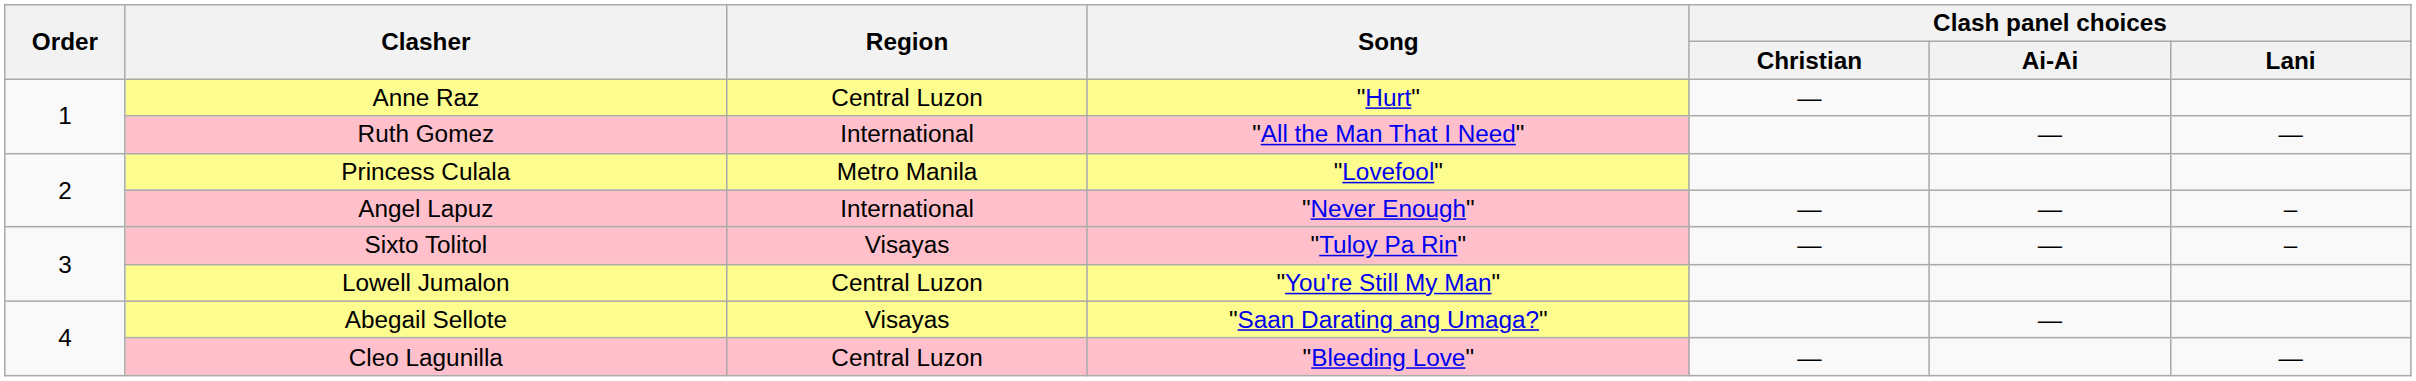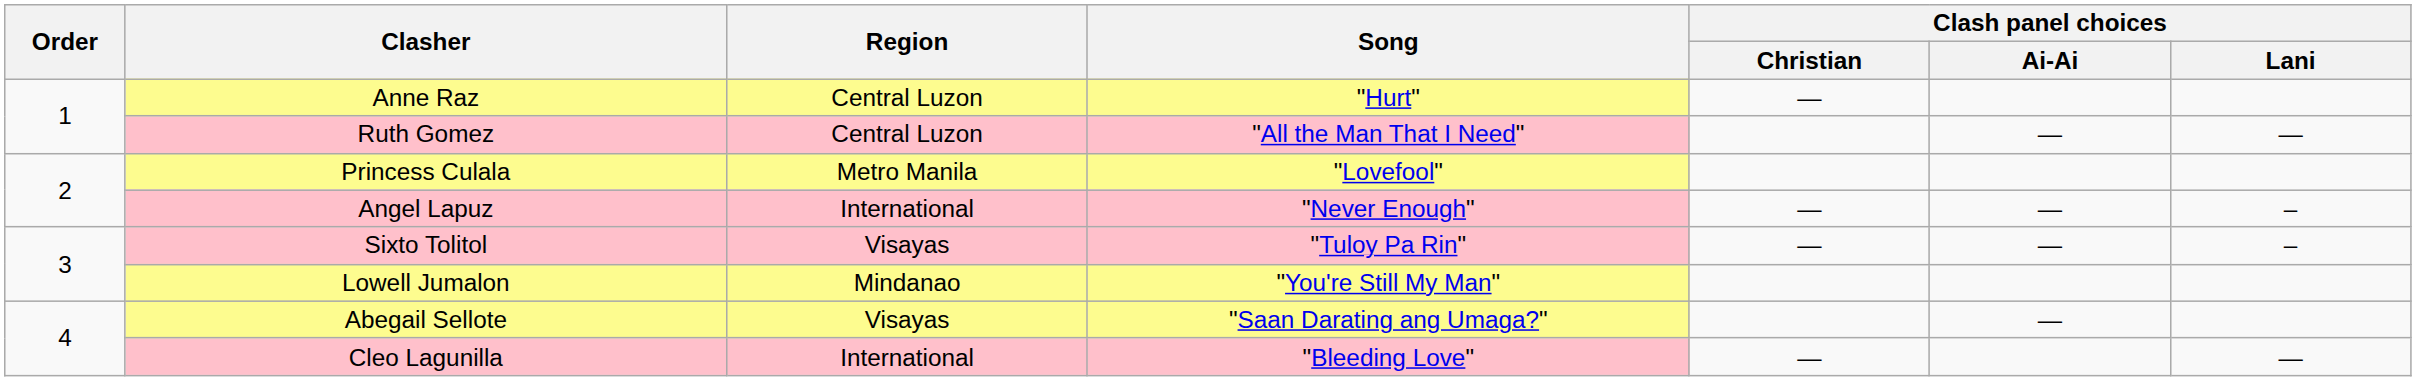(907, 134) International -> (907, 134) Central Luzon
(907, 283) Central Luzon -> (907, 283) Mindanao
(907, 357) Central Luzon -> (907, 357) International
